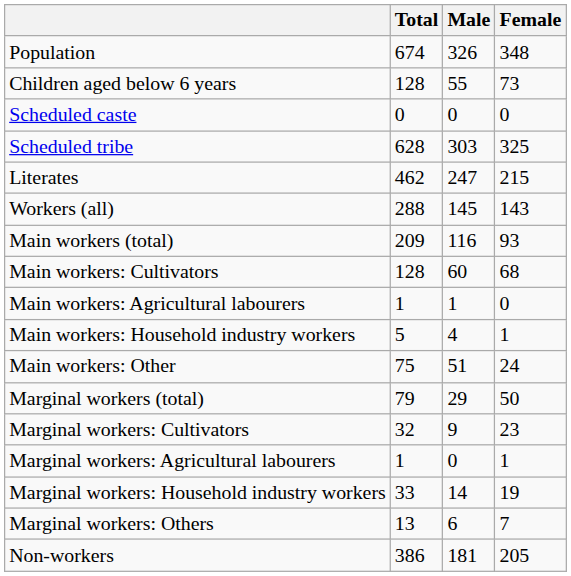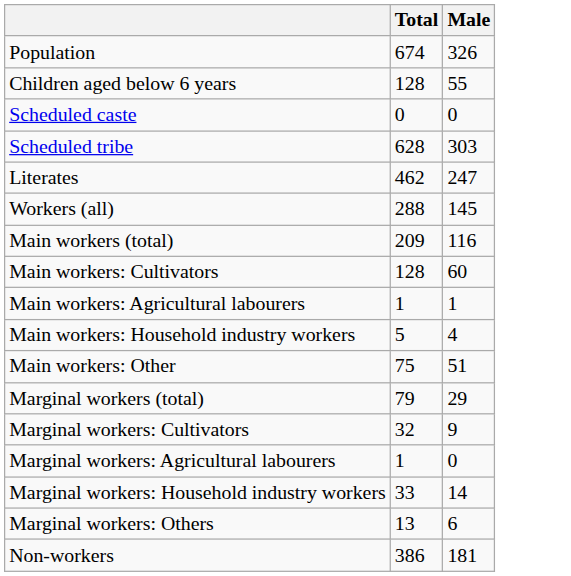- column: (530, 20)
